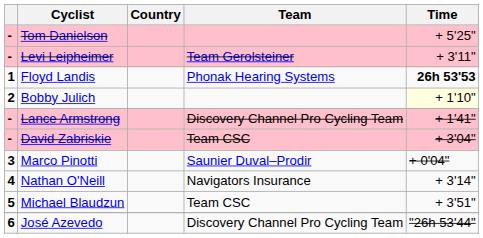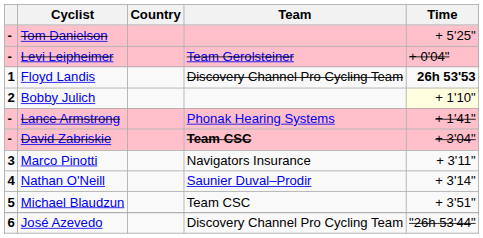(456, 56) + 3'11" -> (429, 56) + 0'04"
(261, 77) Phonak Hearing Systems -> (295, 77) Discovery Channel Pro Cycling Team
(295, 118) Discovery Channel Pro Cycling Team -> (261, 118) Phonak Hearing Systems
(218, 139) normal -> (219, 139) bold
(249, 160) Saunier Duval–Prodir -> (249, 160) Navigators Insurance
(429, 160) + 0'04" -> (456, 160) + 3'11"
(249, 181) Navigators Insurance -> (249, 181) Saunier Duval–Prodir
